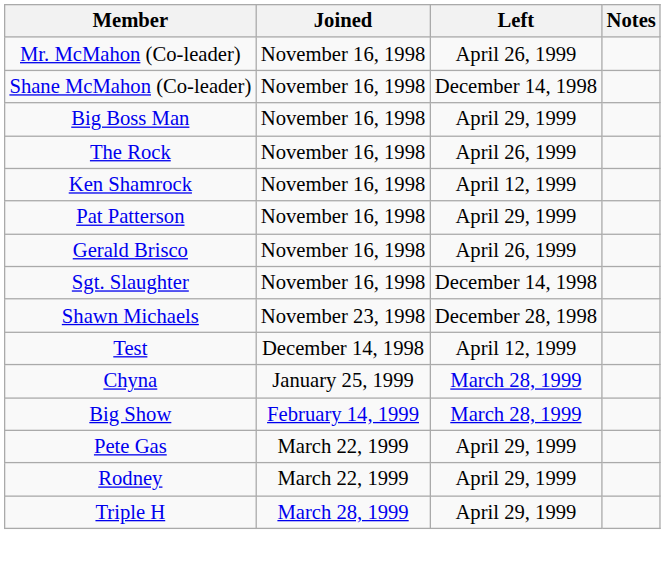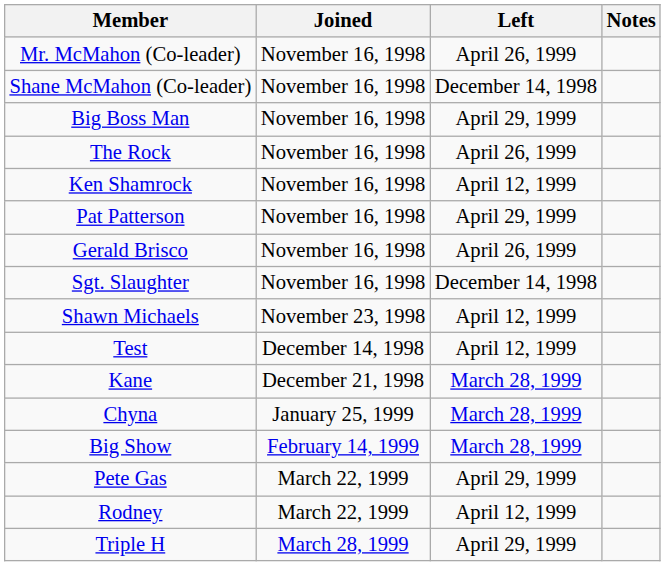(516, 315) December 28, 1998 -> (516, 315) April 12, 1999
+ row: (130, 380)
(516, 479) April 29, 1999 -> (516, 511) April 12, 1999
